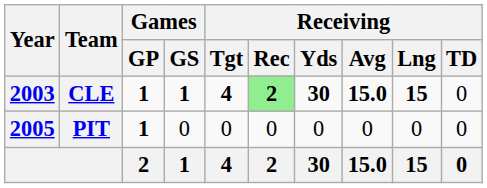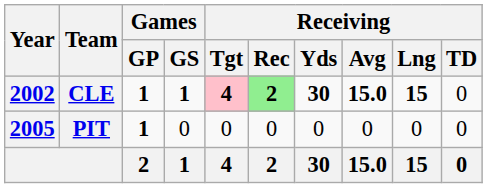(32, 93) 2003 -> (32, 93) 2002
(226, 93) no background -> (226, 93) pink background
